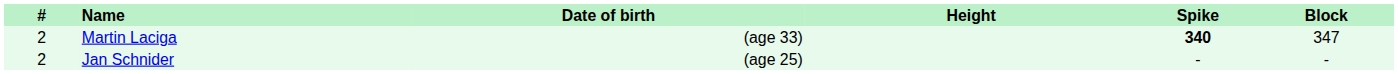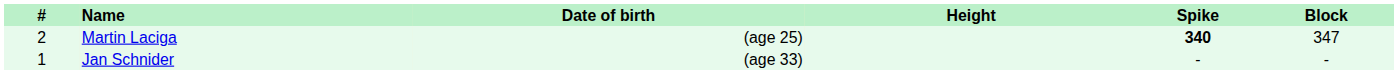(773, 37) (age 33) -> (773, 37) (age 25)
(42, 59) 2 -> (42, 59) 1
(773, 59) (age 25) -> (773, 59) (age 33)
